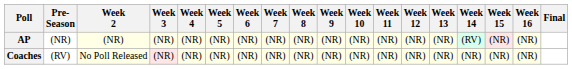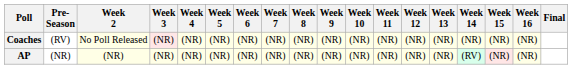rows swapped: (24, 40) <-> (24, 56)
